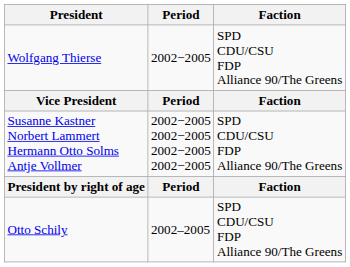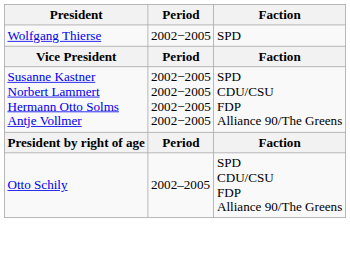(280, 57) SPD CDU/CSU FDP Alliance 90/The Greens -> (229, 35) SPD
